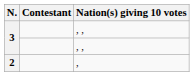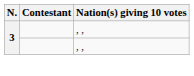- row: (12, 63)
